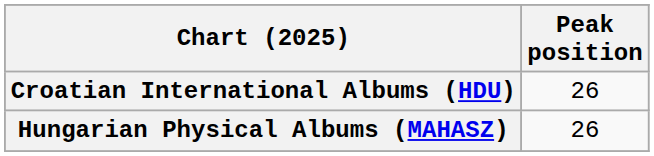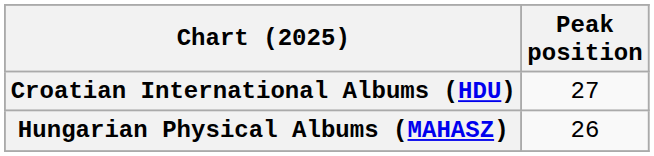(585, 91) 26 -> (585, 91) 27
